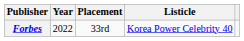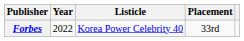columns swapped: (180, 12) <-> (100, 12)
